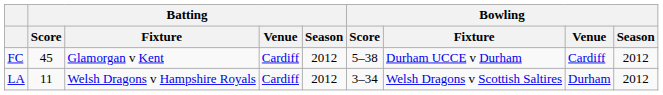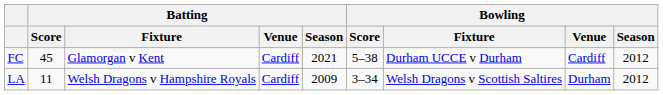(324, 58) 2012 -> (324, 58) 2021
(324, 79) 2012 -> (324, 79) 2009
